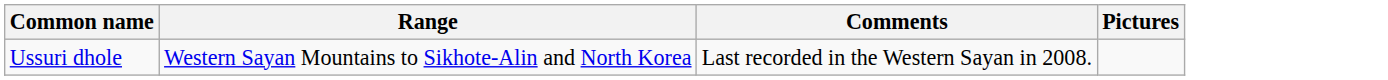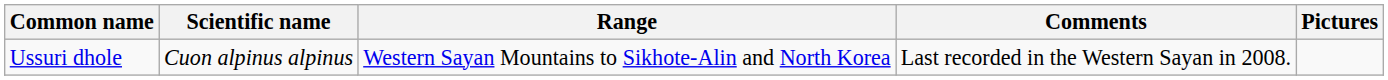+ column: (259, 22)
